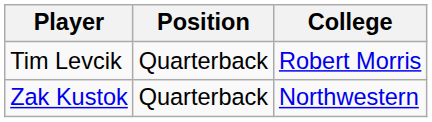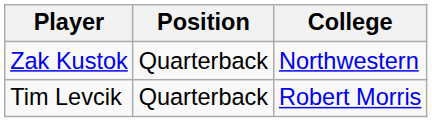rows swapped: (66, 60) <-> (69, 97)
